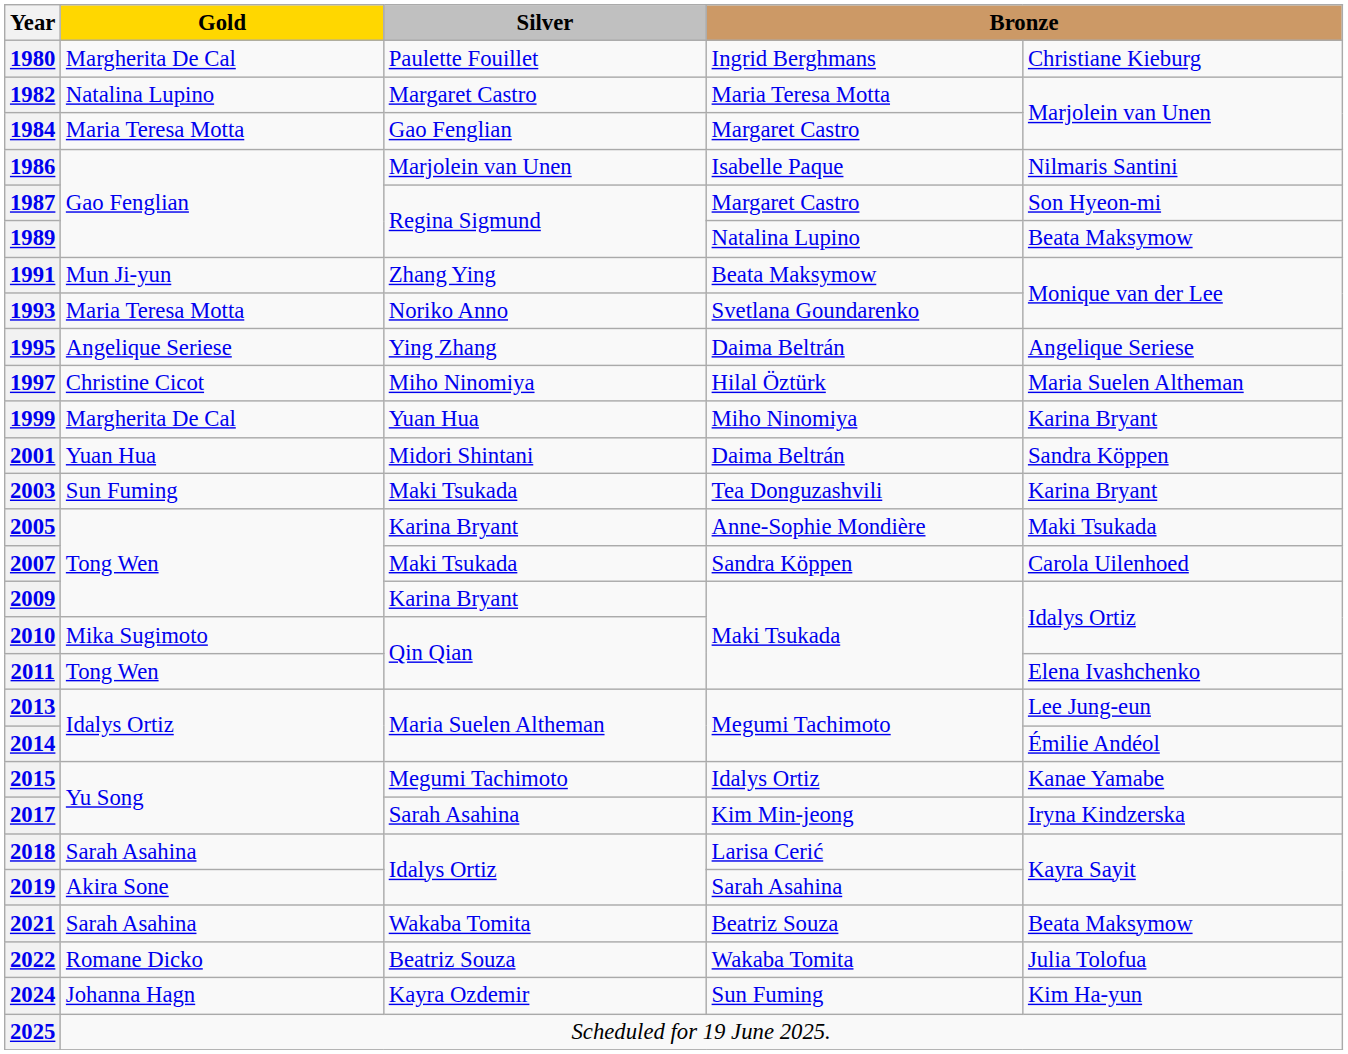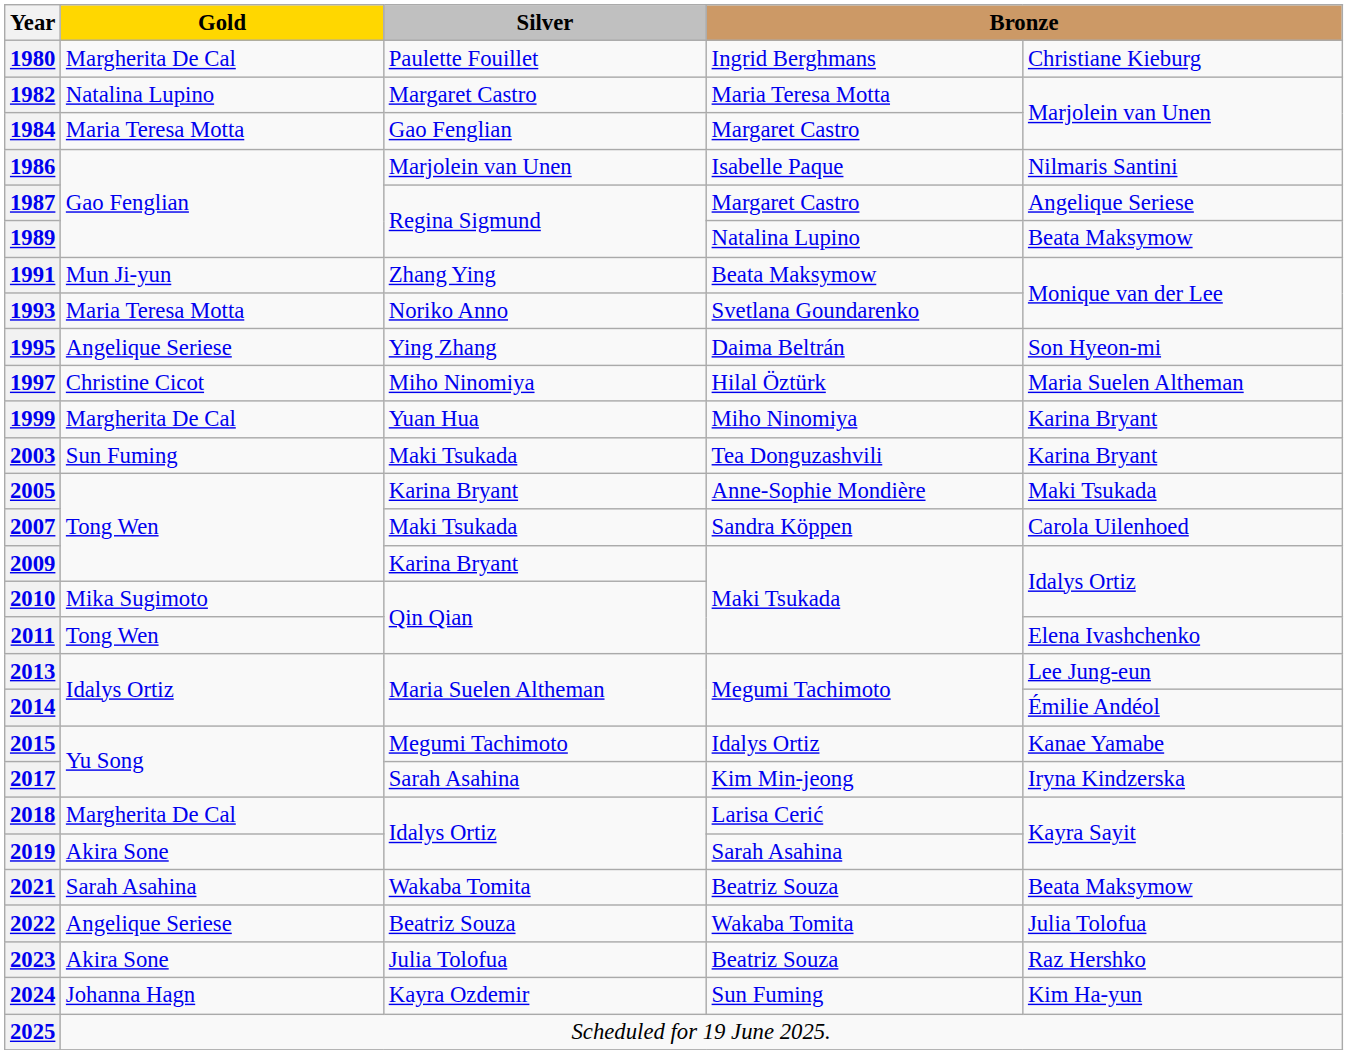(1094, 202) Son Hyeon-mi -> (1111, 202) Angelique Seriese
(1111, 346) Angelique Seriese -> (1094, 346) Son Hyeon-mi
- row: (33, 454)
(131, 851) Sarah Asahina -> (151, 815) Margherita De Cal
(134, 959) Romane Dicko -> (149, 923) Angelique Seriese
+ row: (33, 959)
